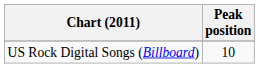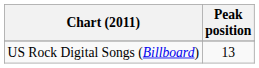(228, 52) 10 -> (228, 52) 13
